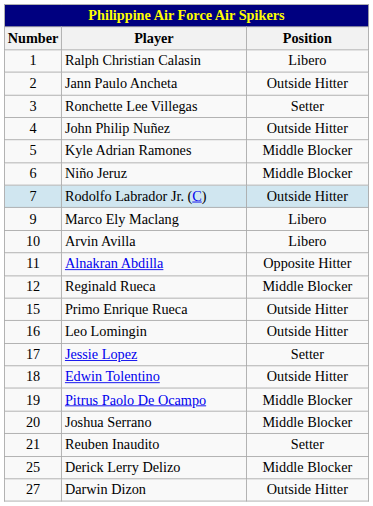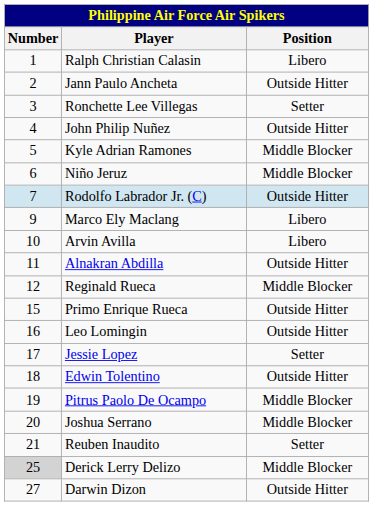(307, 264) Opposite Hitter -> (307, 264) Outside Hitter
(33, 467) no background -> (33, 467) lightgrey background
